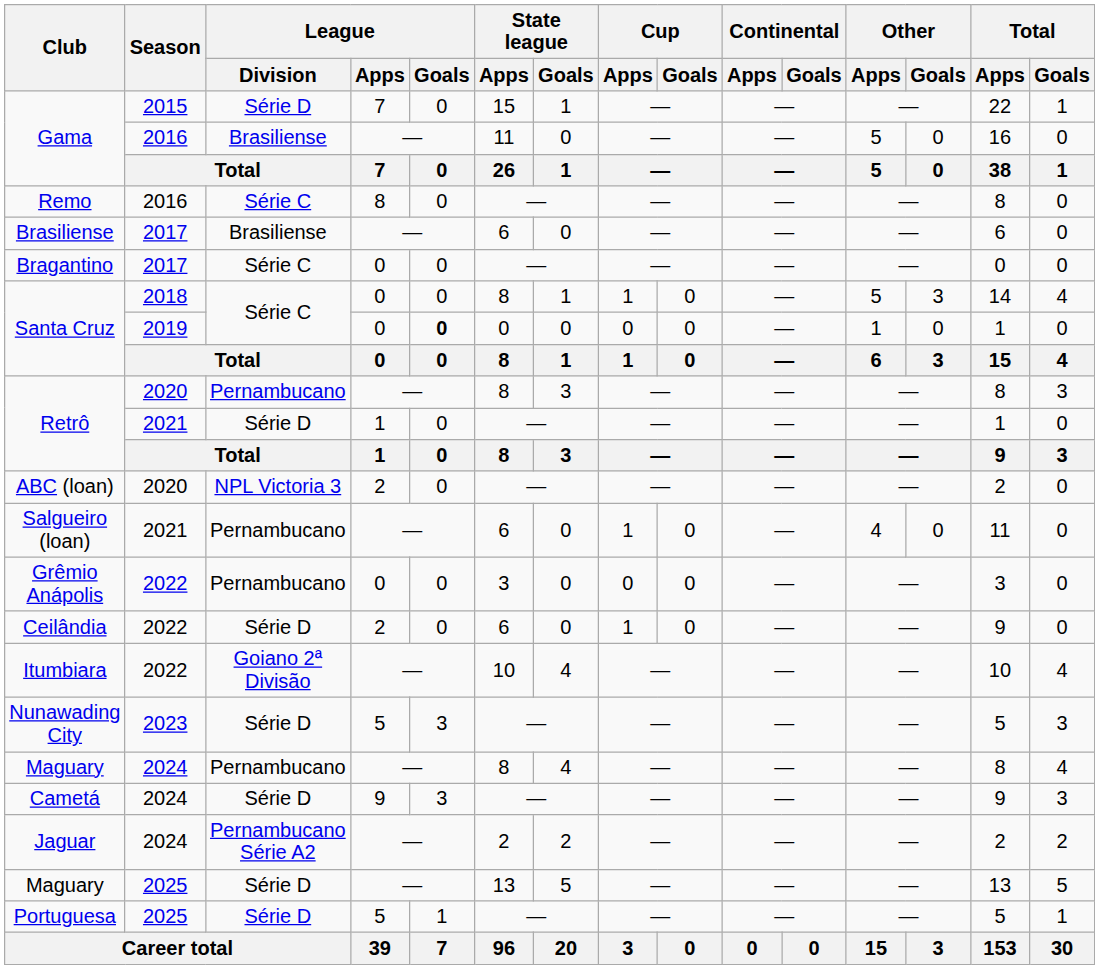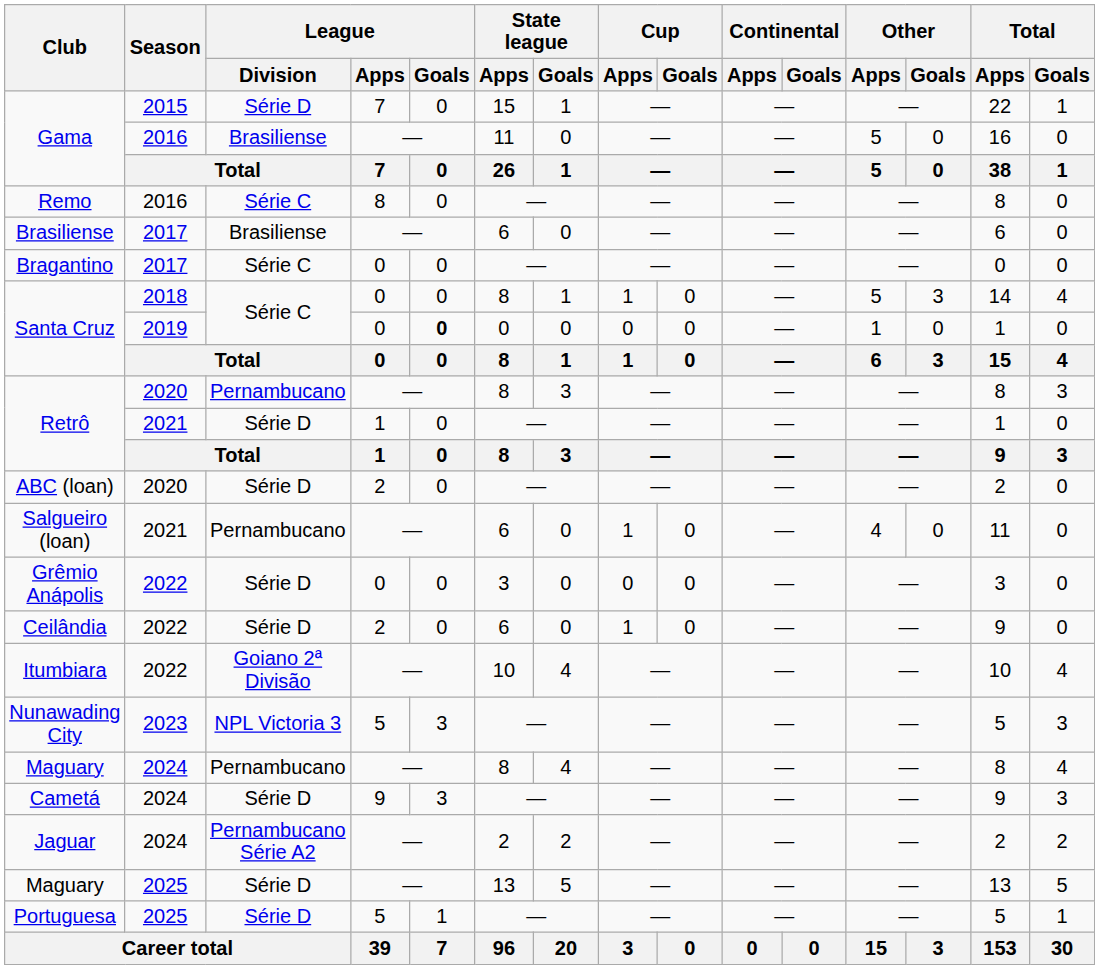(278, 486) NPL Victoria 3 -> (278, 486) Série D
(278, 584) Pernambucano -> (278, 584) Série D
(278, 724) Série D -> (278, 724) NPL Victoria 3
